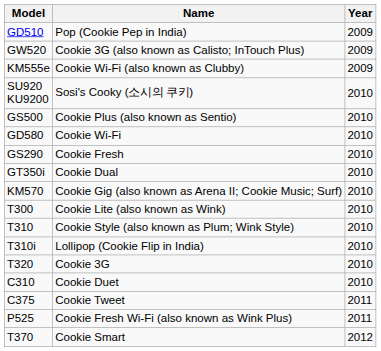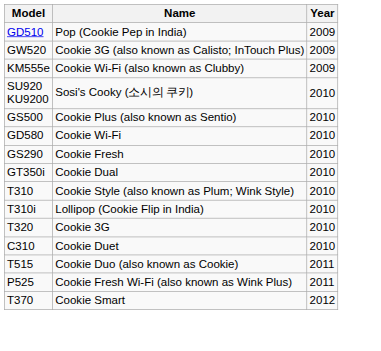- row: (25, 191)
- row: (20, 209)
- row: (21, 300)
+ row: (20, 264)
